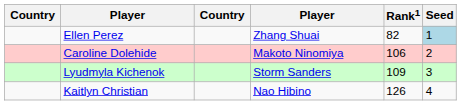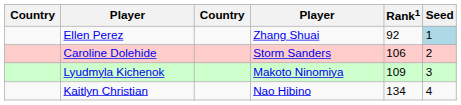(393, 35) 82 -> (393, 35) 92
(298, 53) Makoto Ninomiya -> (292, 53) Storm Sanders
(292, 72) Storm Sanders -> (298, 72) Makoto Ninomiya
(396, 91) 126 -> (396, 91) 134
